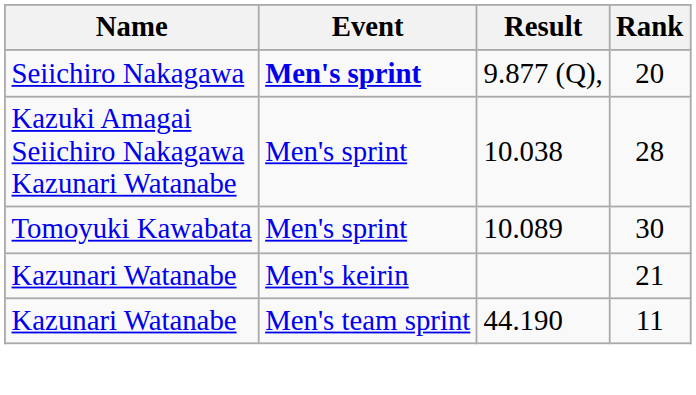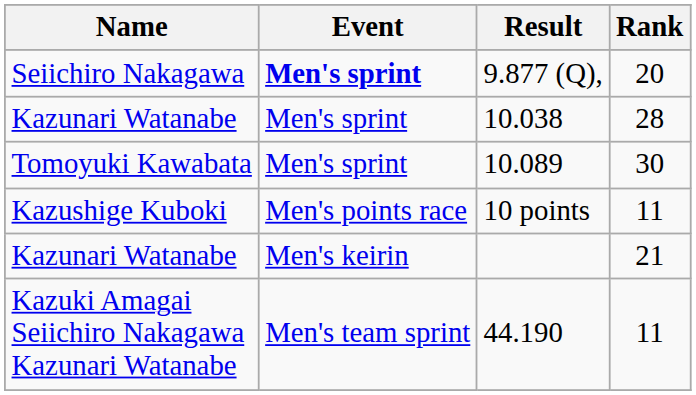(128, 151) Kazuki Amagai Seiichiro Nakagawa Kazunari Watanabe -> (124, 118) Kazunari Watanabe
+ row: (537, 210)
(124, 320) Kazunari Watanabe -> (128, 333) Kazuki Amagai Seiichiro Nakagawa Kazunari Watanabe
